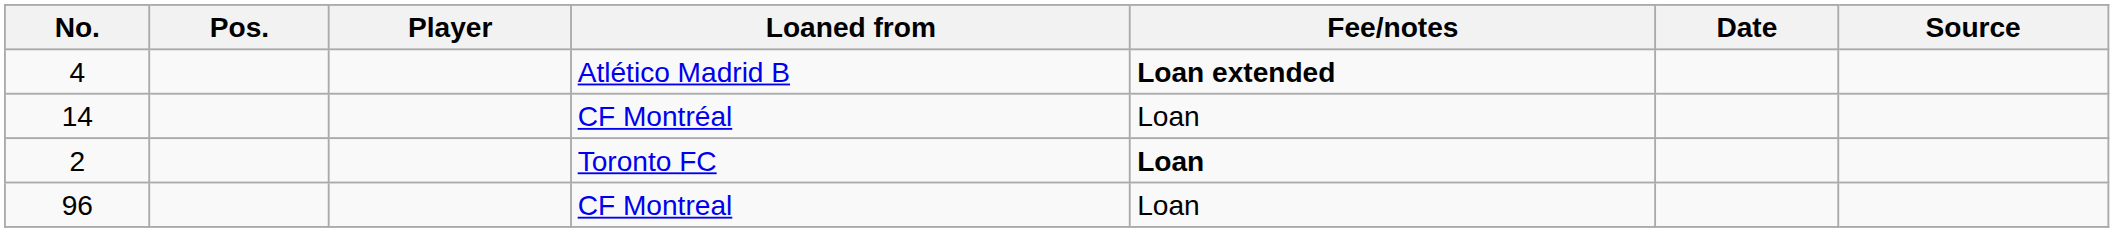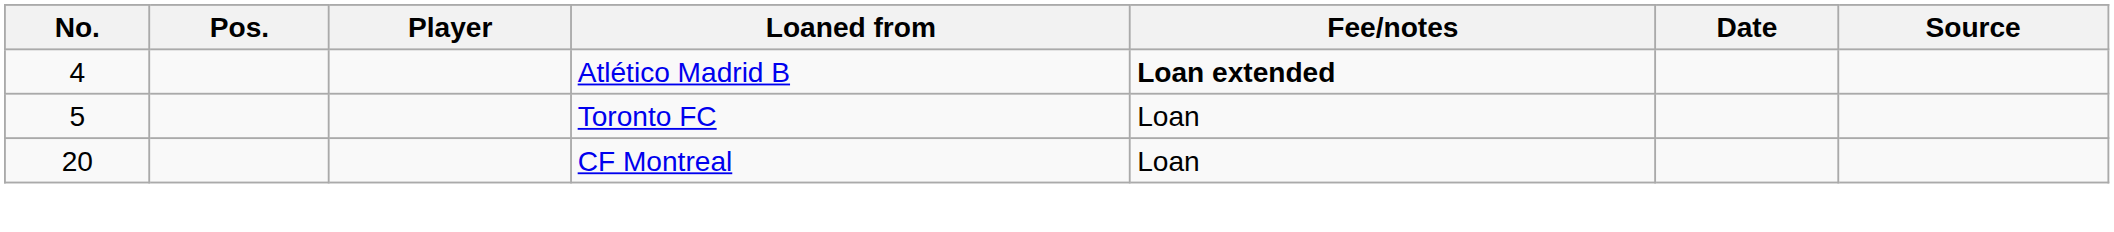- row: (655, 116)
(77, 161) 2 -> (77, 116) 5
(1171, 161) bold -> (1168, 116) normal
(77, 205) 96 -> (77, 161) 20
